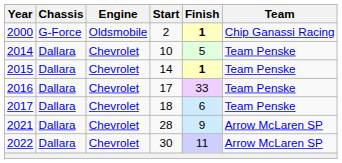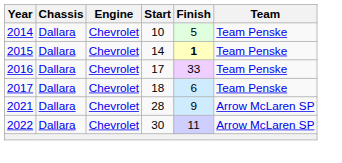- row: (20, 32)
